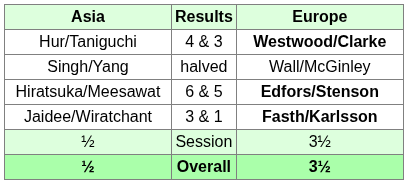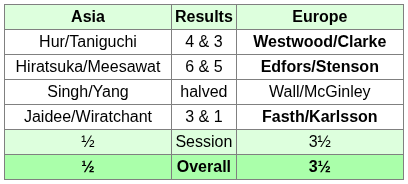rows swapped: (88, 92) <-> (88, 66)
